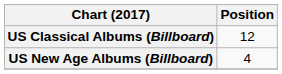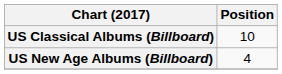(247, 36) 12 -> (247, 36) 10
